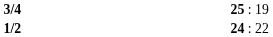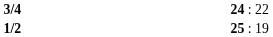(250, 9) 25 : 19 -> (250, 9) 24 : 22
(250, 28) 24 : 22 -> (250, 28) 25 : 19
